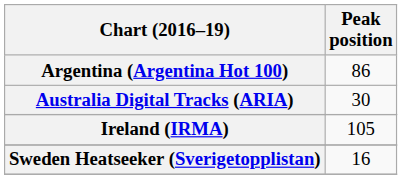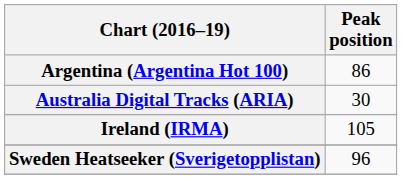(361, 159) 16 -> (361, 159) 96
